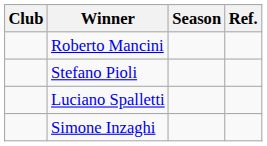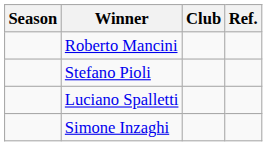columns swapped: (197, 18) <-> (26, 18)
